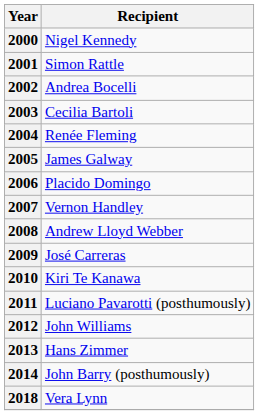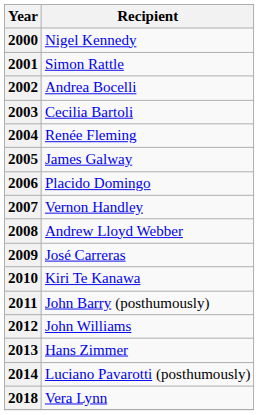(148, 302) Luciano Pavarotti (posthumously) -> (127, 302) John Barry (posthumously)
(127, 374) John Barry (posthumously) -> (148, 374) Luciano Pavarotti (posthumously)
